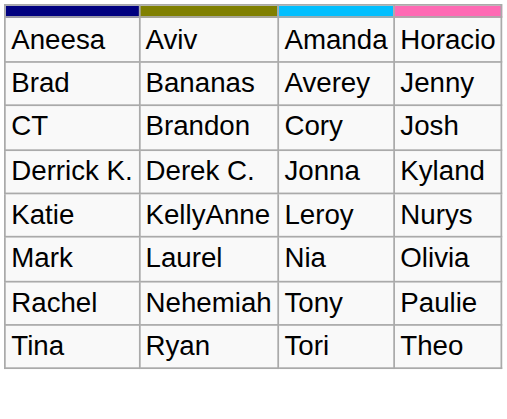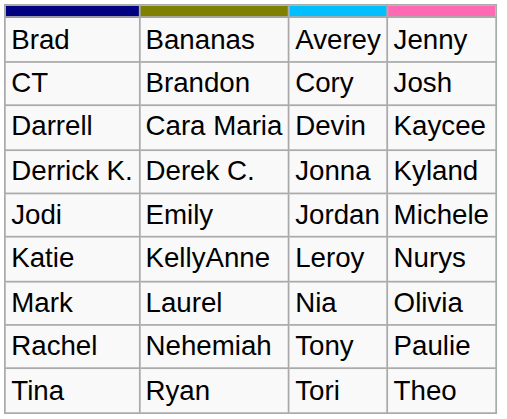- row: (58, 39)
+ row: (52, 127)
+ row: (37, 214)
